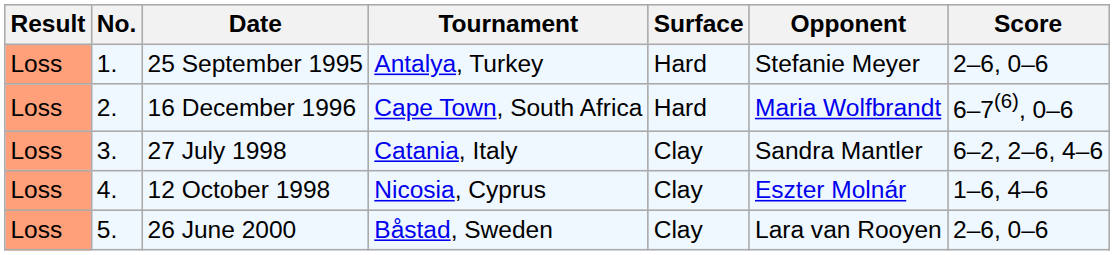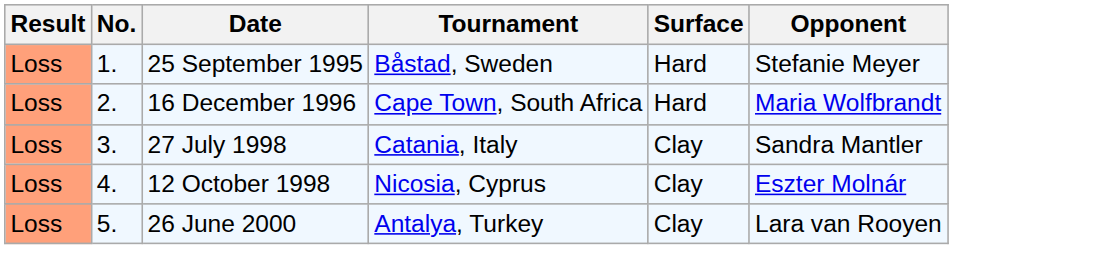- column: (1028, 23)
(459, 63) Antalya, Turkey -> (464, 63) Båstad, Sweden
(464, 229) Båstad, Sweden -> (459, 222) Antalya, Turkey
